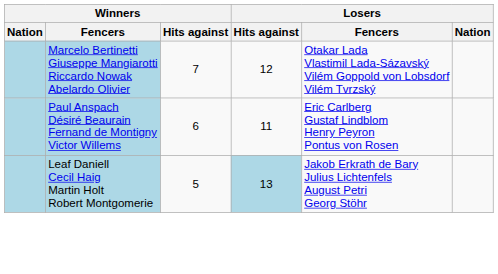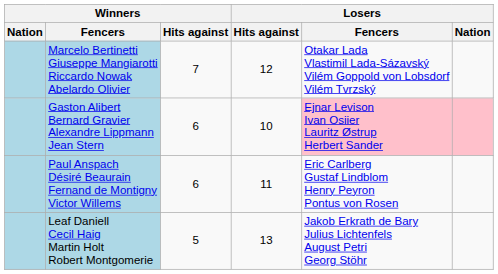+ row: (101, 126)
(266, 183) lightblue background -> (266, 241) no background
